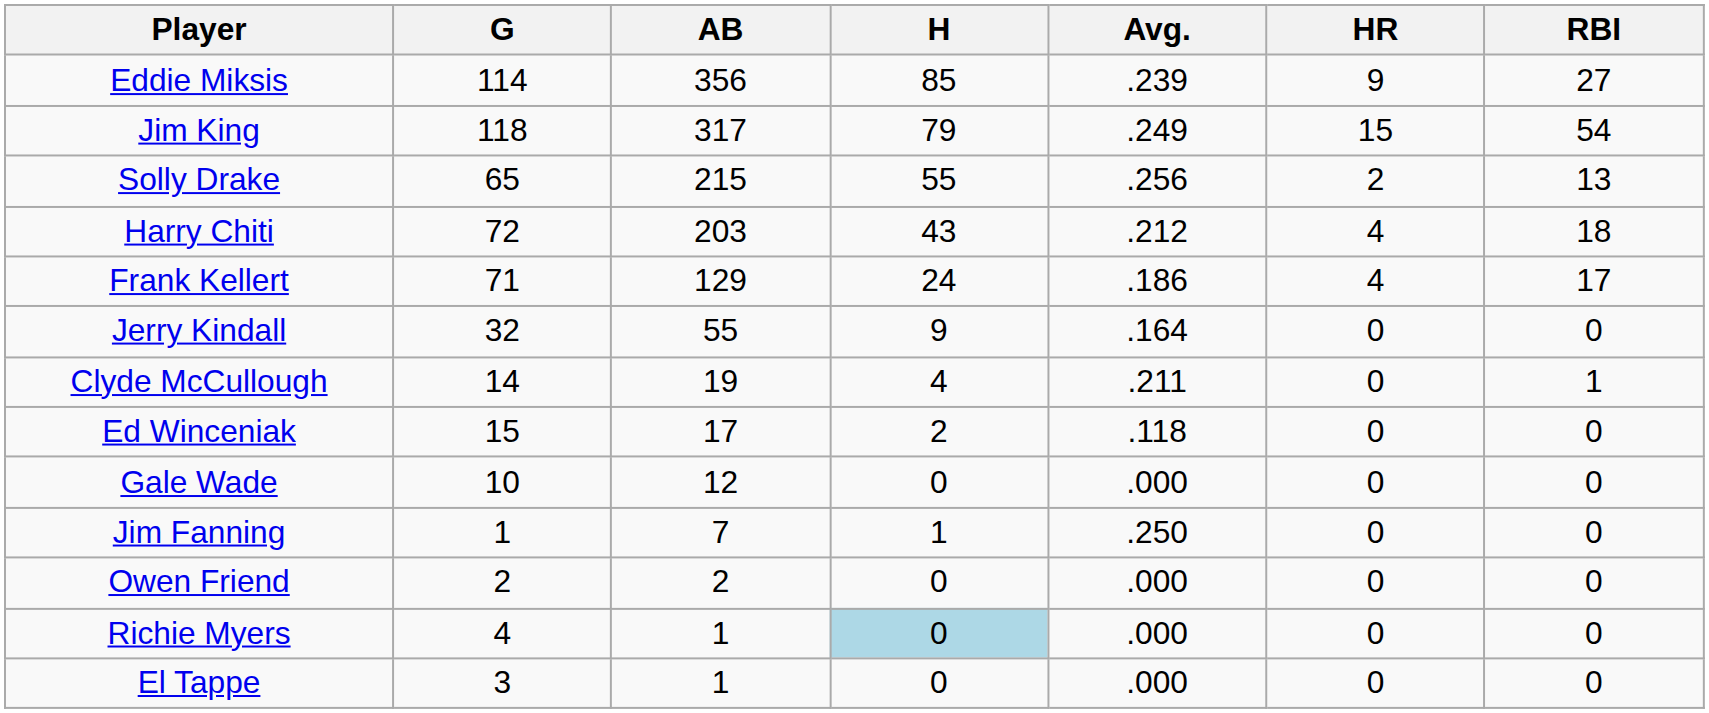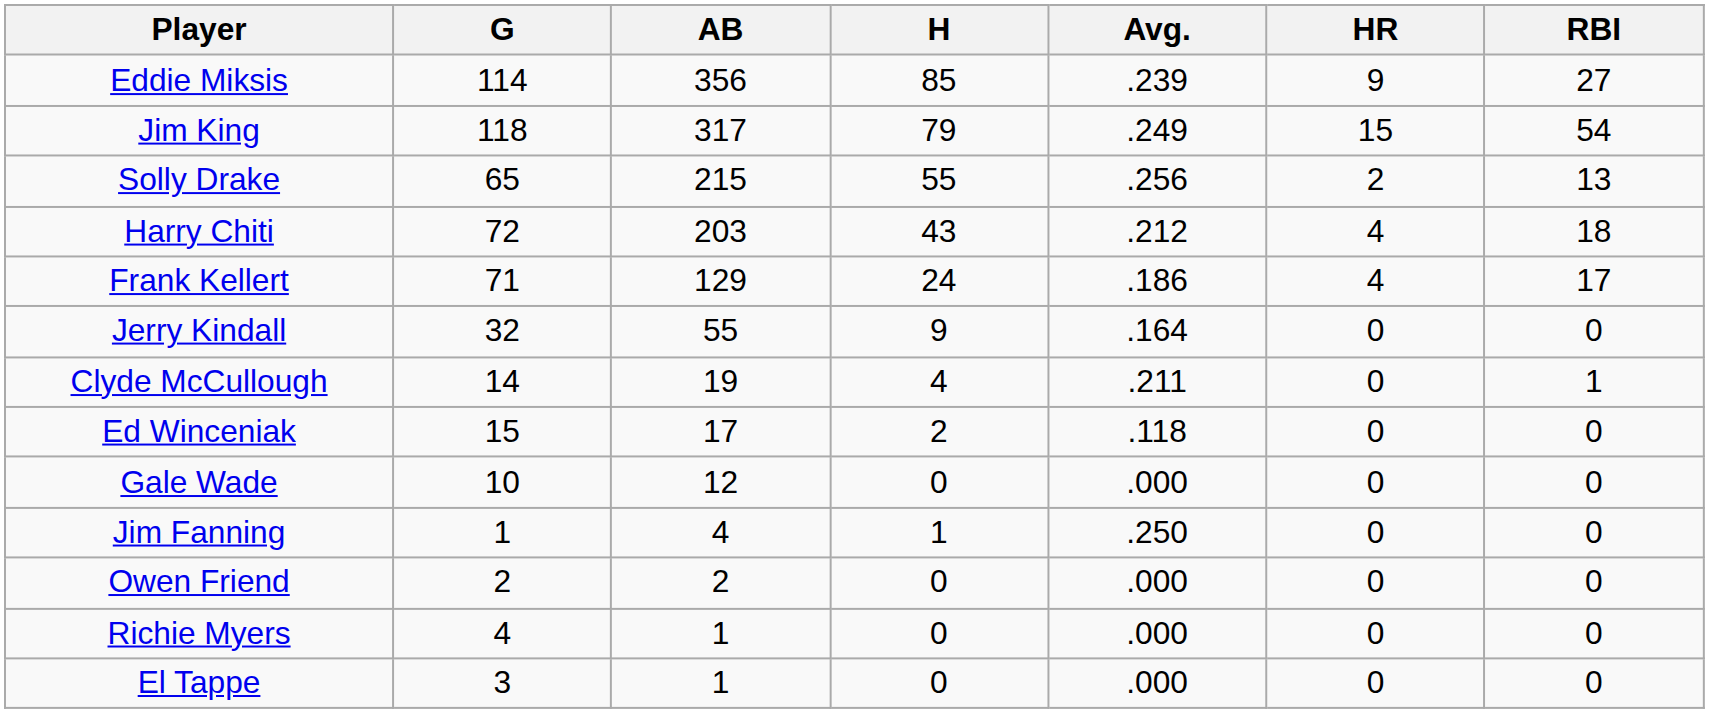(721, 532) 7 -> (721, 532) 4
(939, 632) lightblue background -> (939, 632) no background
